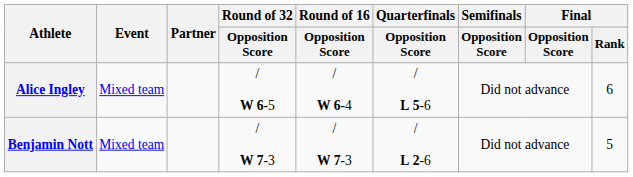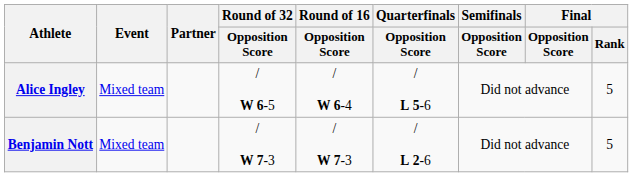(610, 90) 6 -> (610, 90) 5
